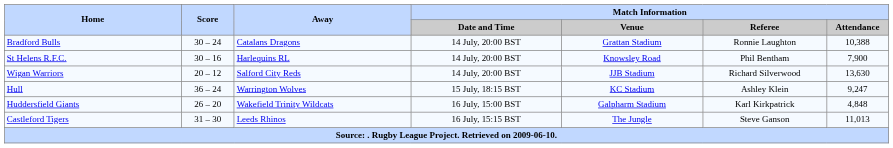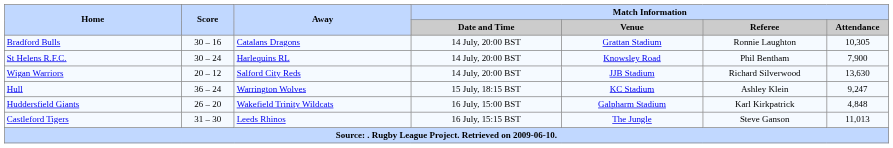(208, 42) 30 – 24 -> (208, 42) 30 – 16
(857, 42) 10,388 -> (857, 42) 10,305
(208, 58) 30 – 16 -> (208, 58) 30 – 24
